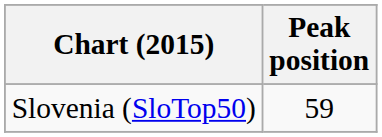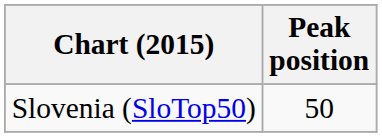(319, 107) 59 -> (319, 107) 50
